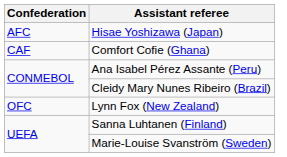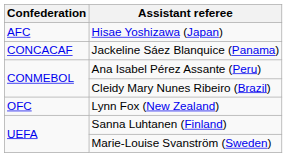- row: (151, 50)
+ row: (185, 50)
